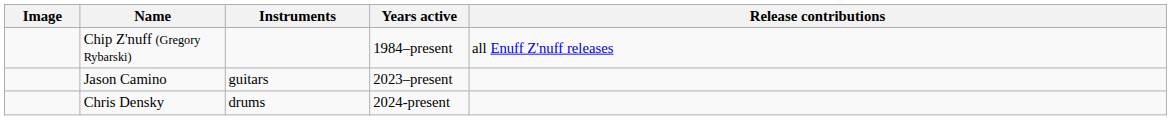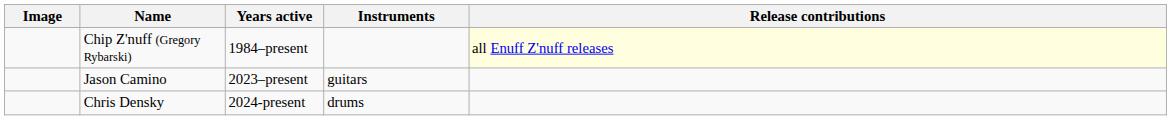columns swapped: (419, 16) <-> (297, 16)
(543, 47) no background -> (543, 47) lightyellow background
